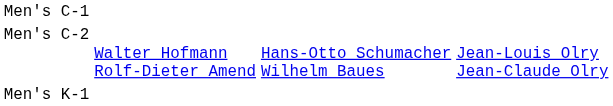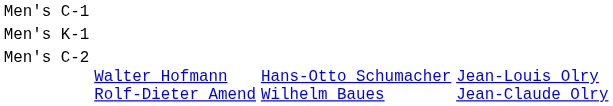rows swapped: (46, 35) <-> (46, 95)
